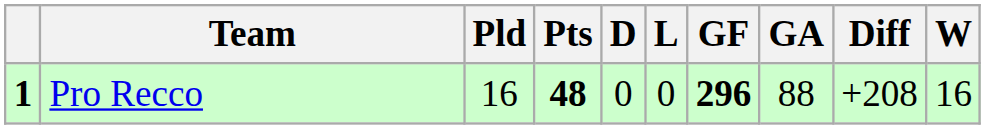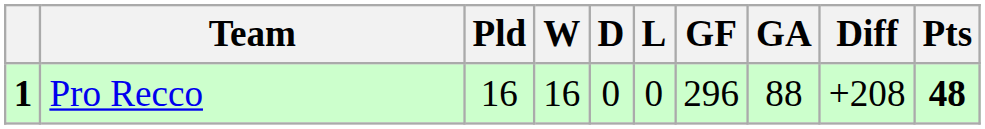columns swapped: (954, 33) <-> (568, 33)
(723, 92) bold -> (711, 92) normal
